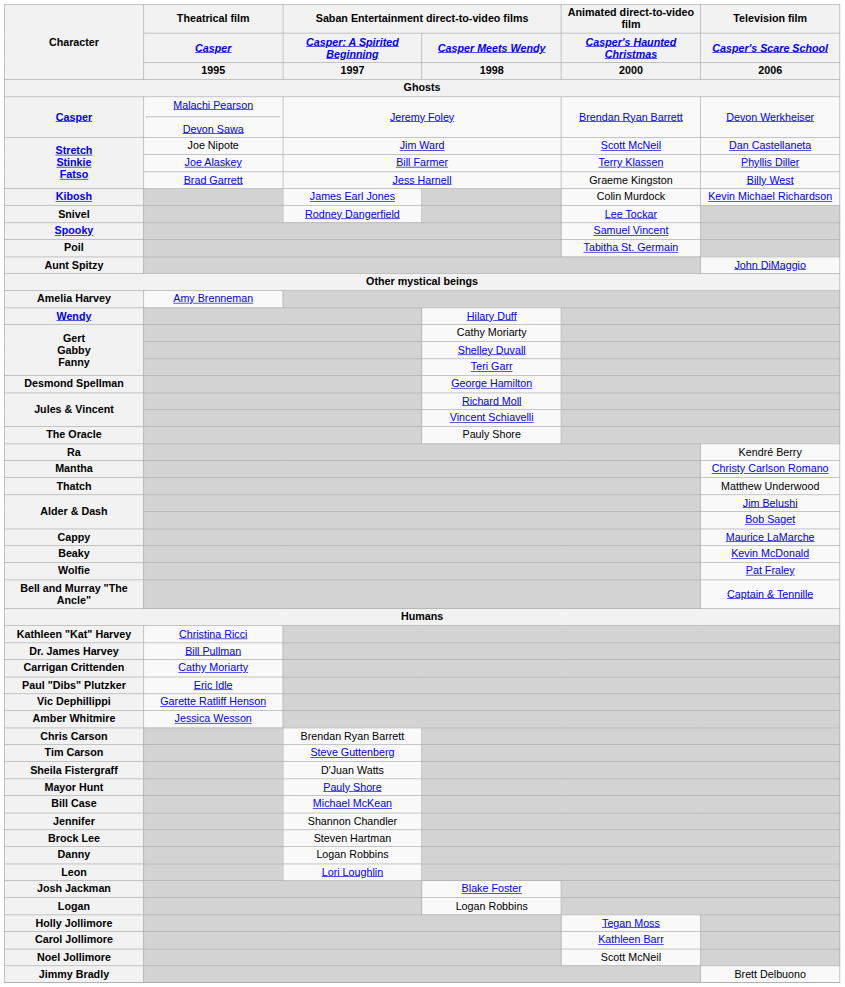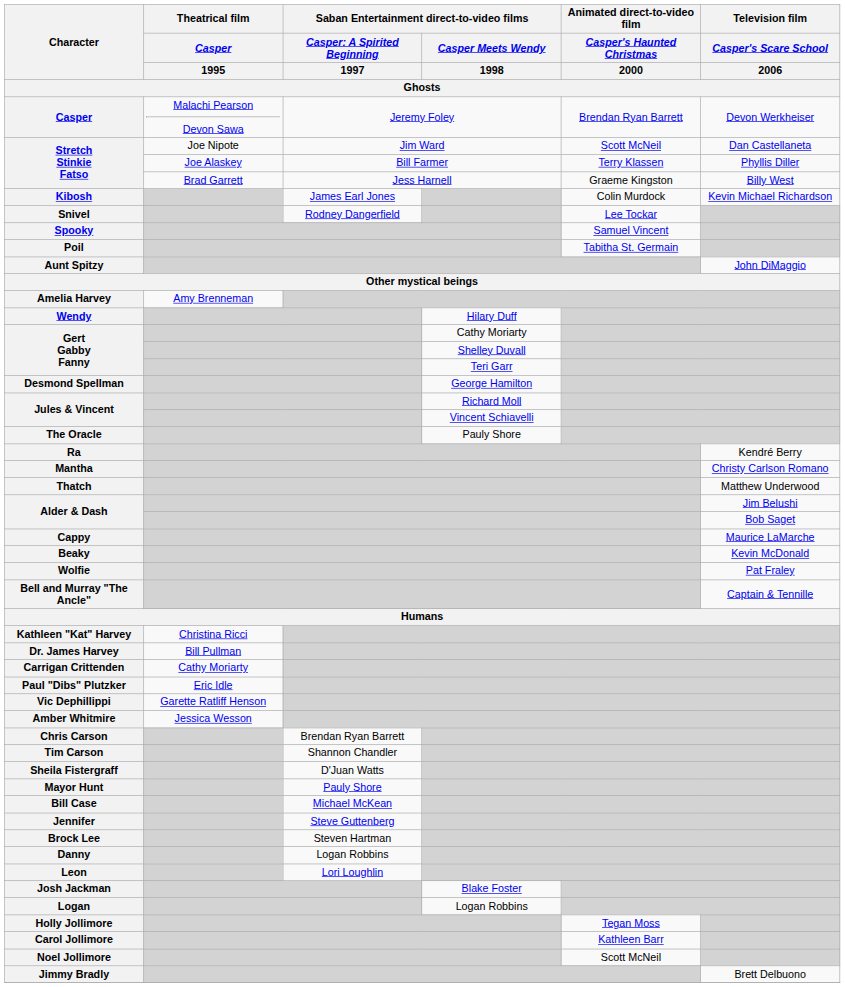(352, 753) Steve Guttenberg -> (352, 753) Shannon Chandler
(352, 821) Shannon Chandler -> (352, 821) Steve Guttenberg
